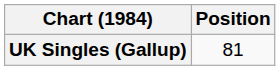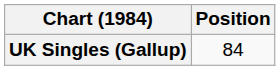(233, 49) 81 -> (233, 49) 84
